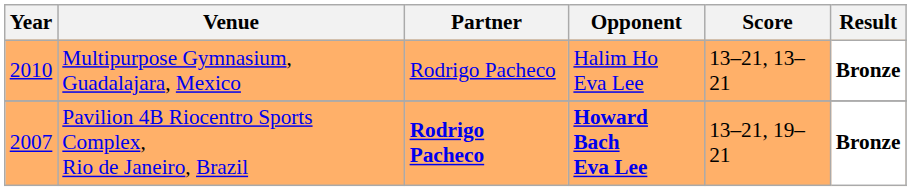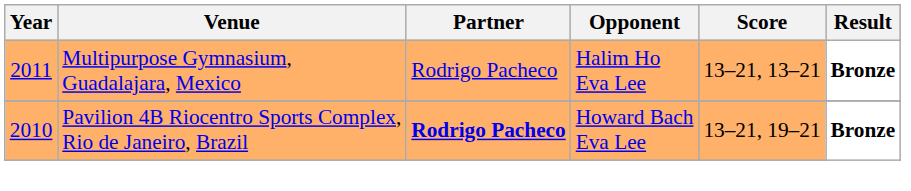(31, 70) 2010 -> (31, 70) 2011
(31, 143) 2007 -> (31, 130) 2010
(611, 143) bold -> (635, 130) normal
